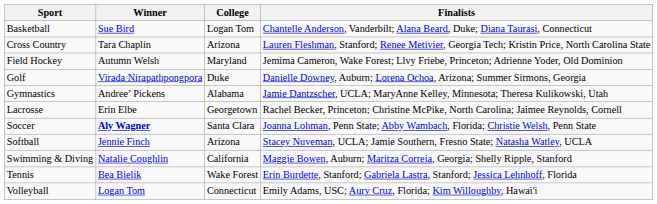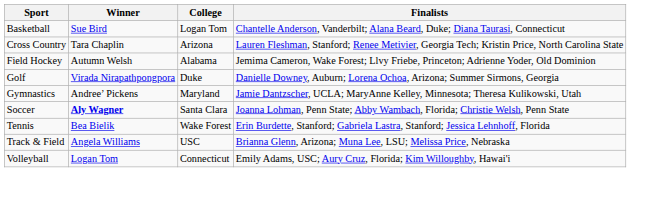(227, 61) Maryland -> (198, 61) Alabama
(225, 93) Alabama -> (200, 93) Maryland
- row: (25, 110)
- row: (23, 142)
- row: (50, 158)
+ row: (36, 142)
